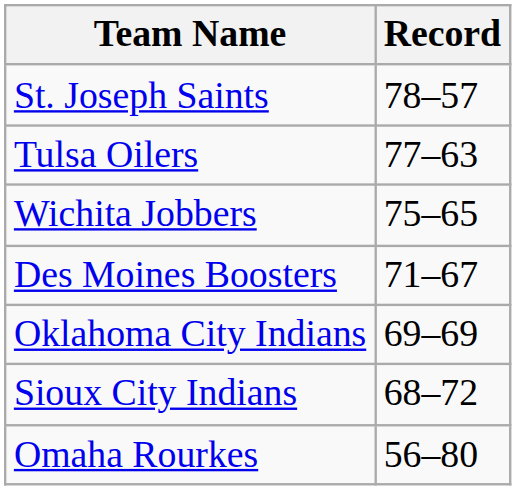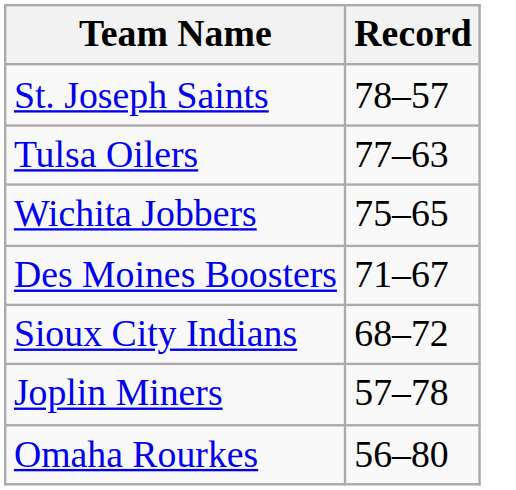- row: (190, 333)
+ row: (118, 393)
